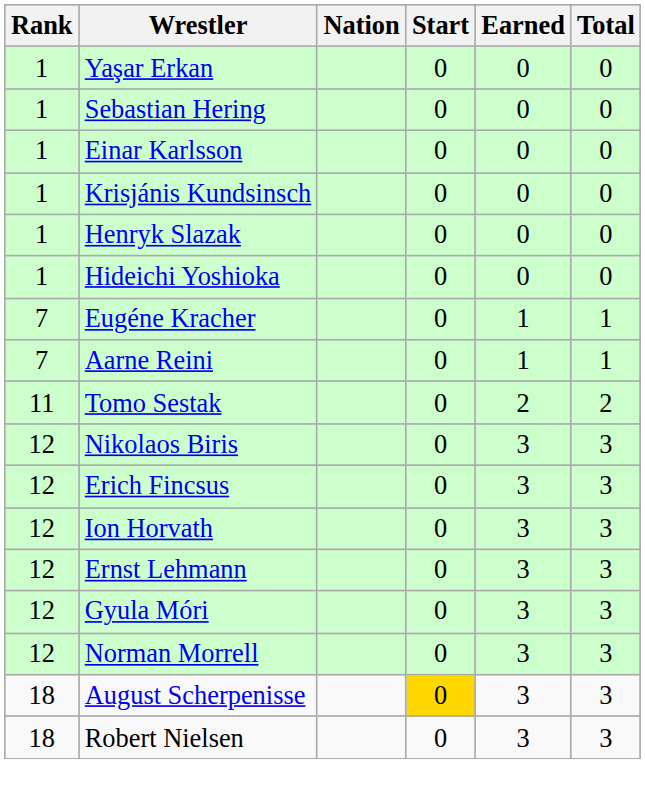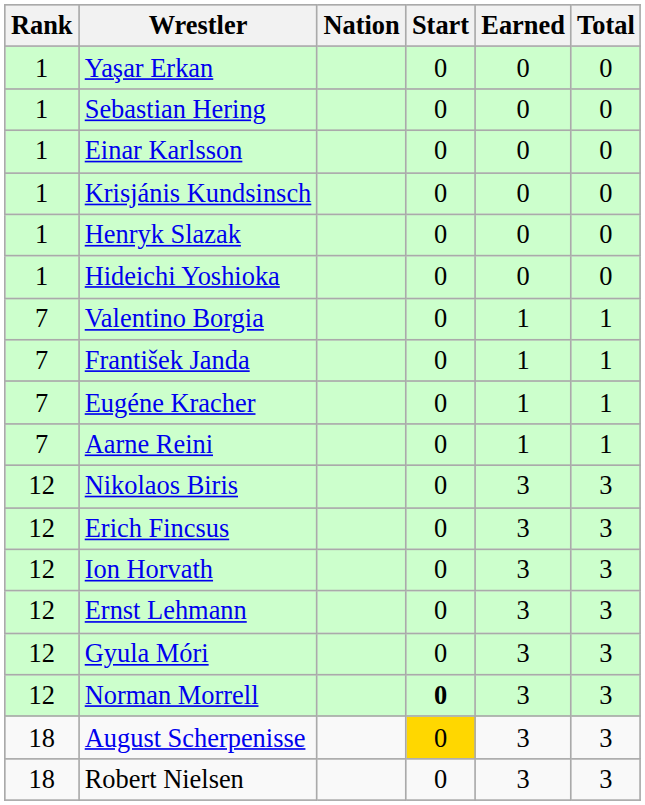+ row: (174, 318)
+ row: (167, 360)
- row: (153, 402)
(441, 653) normal -> (441, 695) bold
